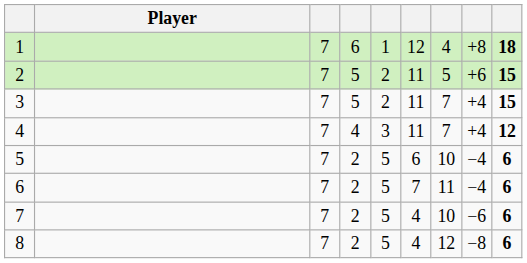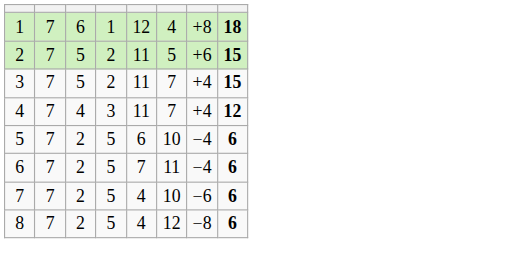- column: (172, 18)
